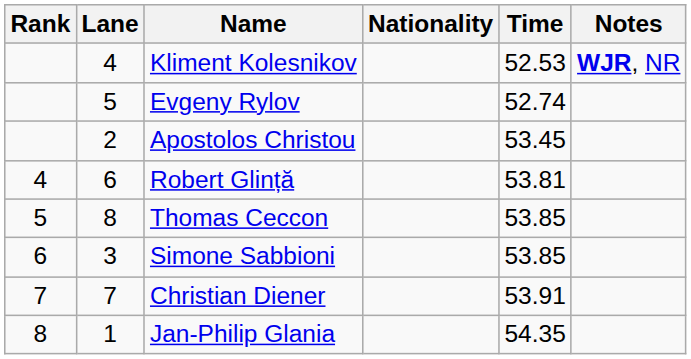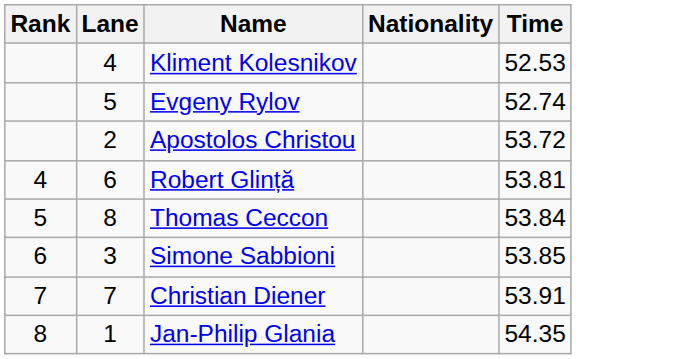- column: (629, 23)
(535, 140) 53.45 -> (535, 140) 53.72
(535, 218) 53.85 -> (535, 218) 53.84
